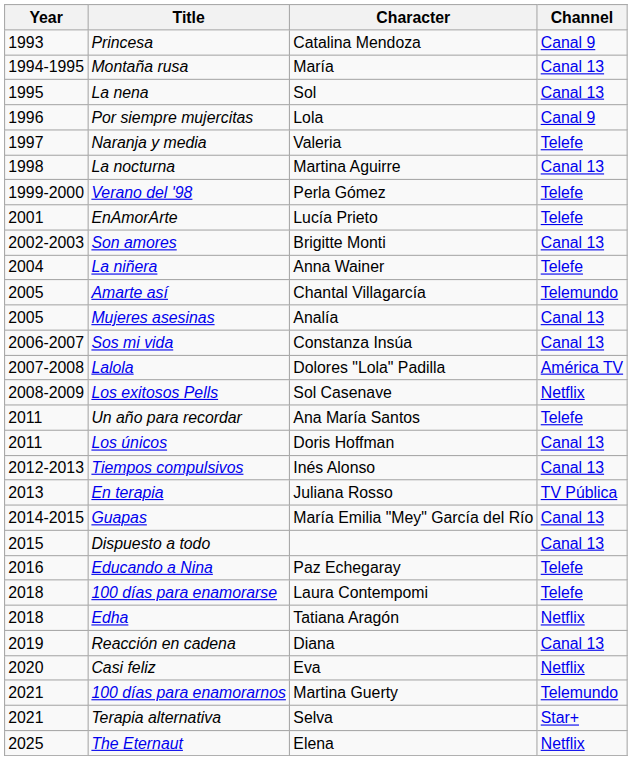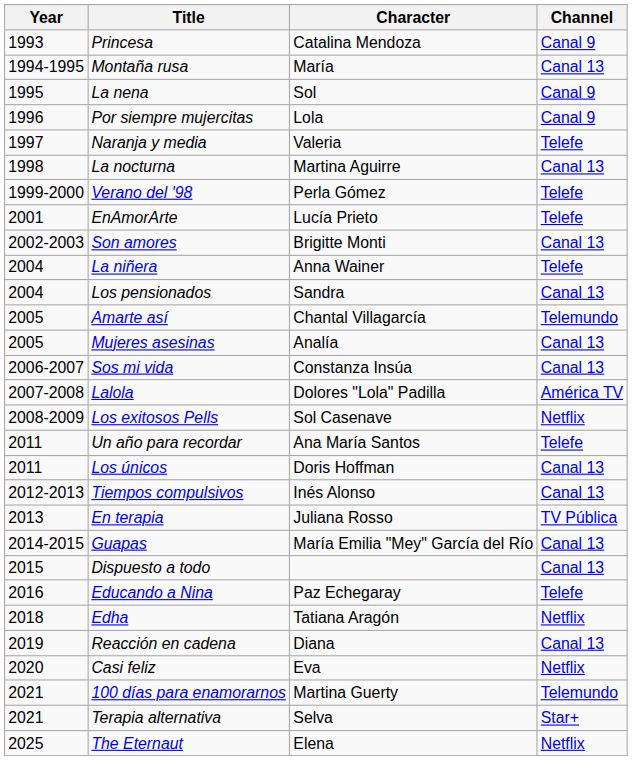(572, 93) Canal 13 -> (568, 93) Canal 9
+ row: (151, 293)
- row: (184, 593)
